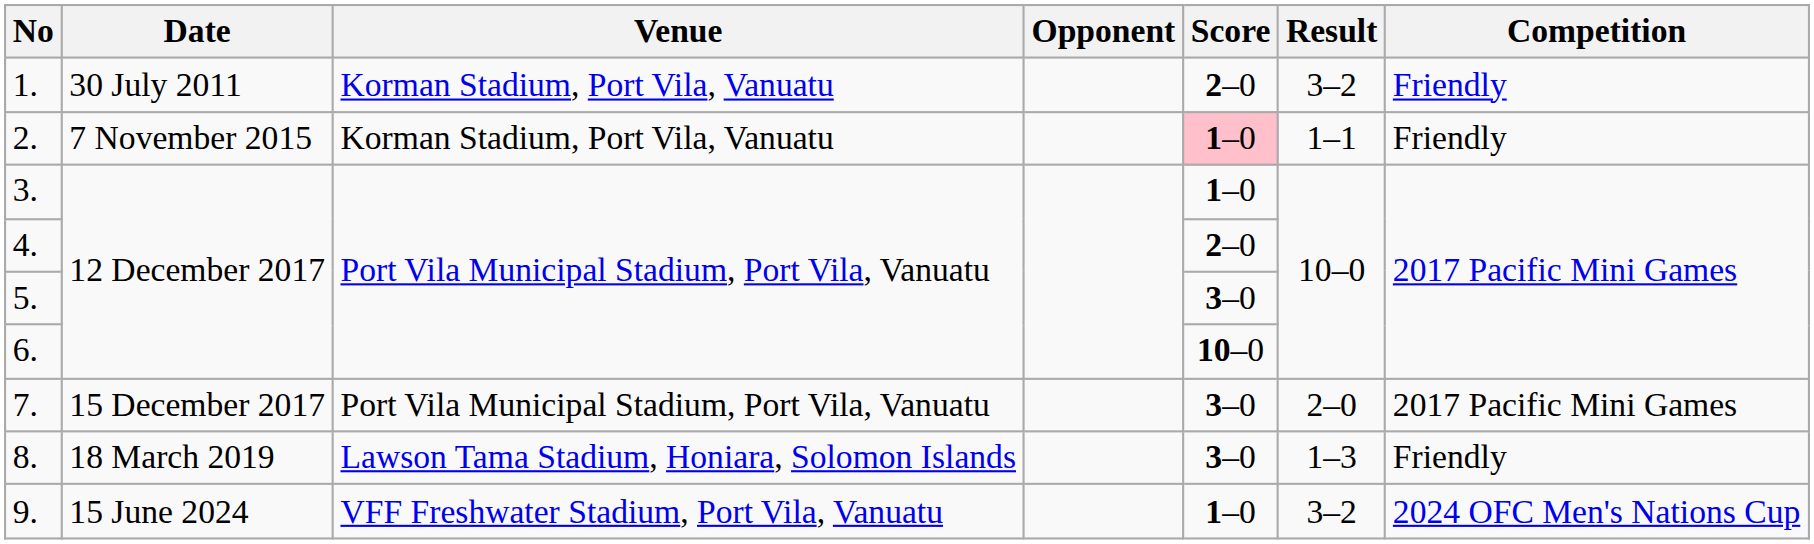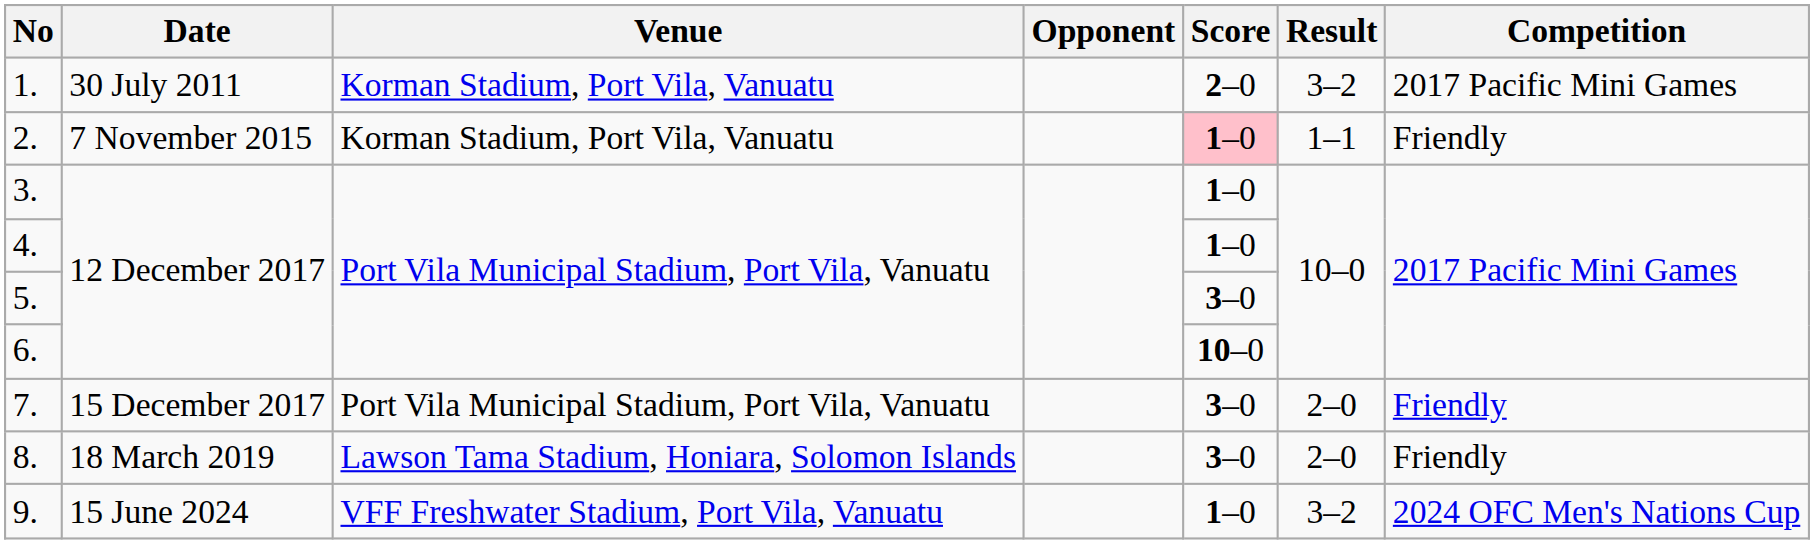(1450, 84) Friendly -> (1565, 84) 2017 Pacific Mini Games
(1231, 244) 2–0 -> (1231, 244) 1–0
(1565, 404) 2017 Pacific Mini Games -> (1450, 404) Friendly
(1332, 457) 1–3 -> (1332, 457) 2–0
